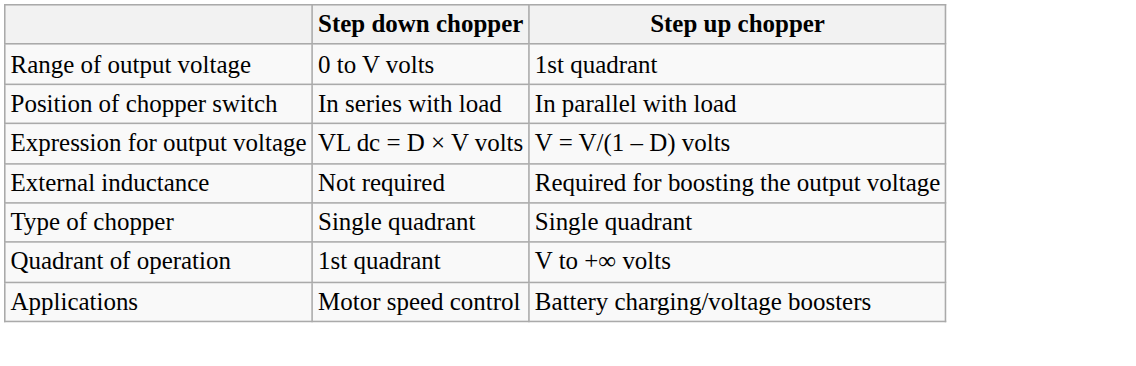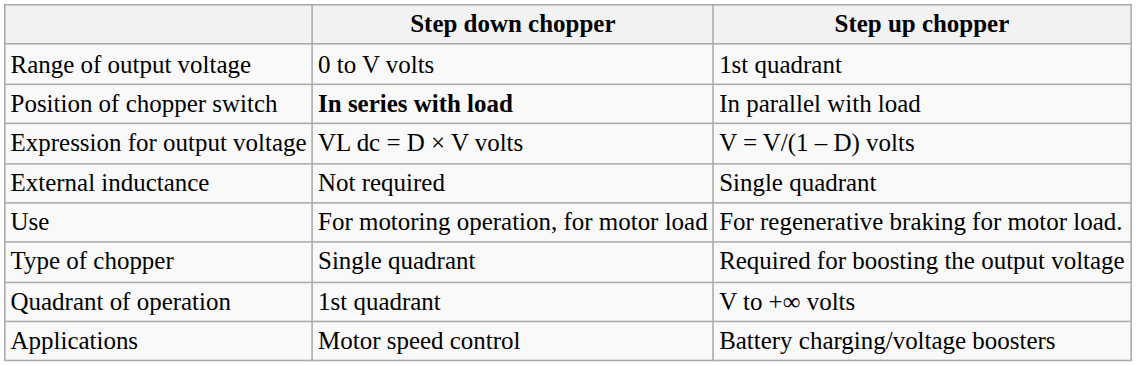(410, 103) normal -> (415, 103) bold
(738, 182) Required for boosting the output voltage -> (798, 182) Single quadrant
+ row: (30, 222)
(613, 222) Single quadrant -> (922, 261) Required for boosting the output voltage
